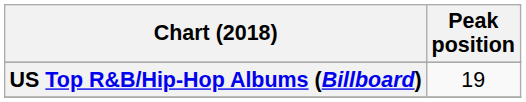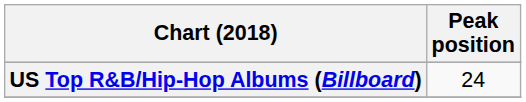(473, 79) 19 -> (473, 79) 24
